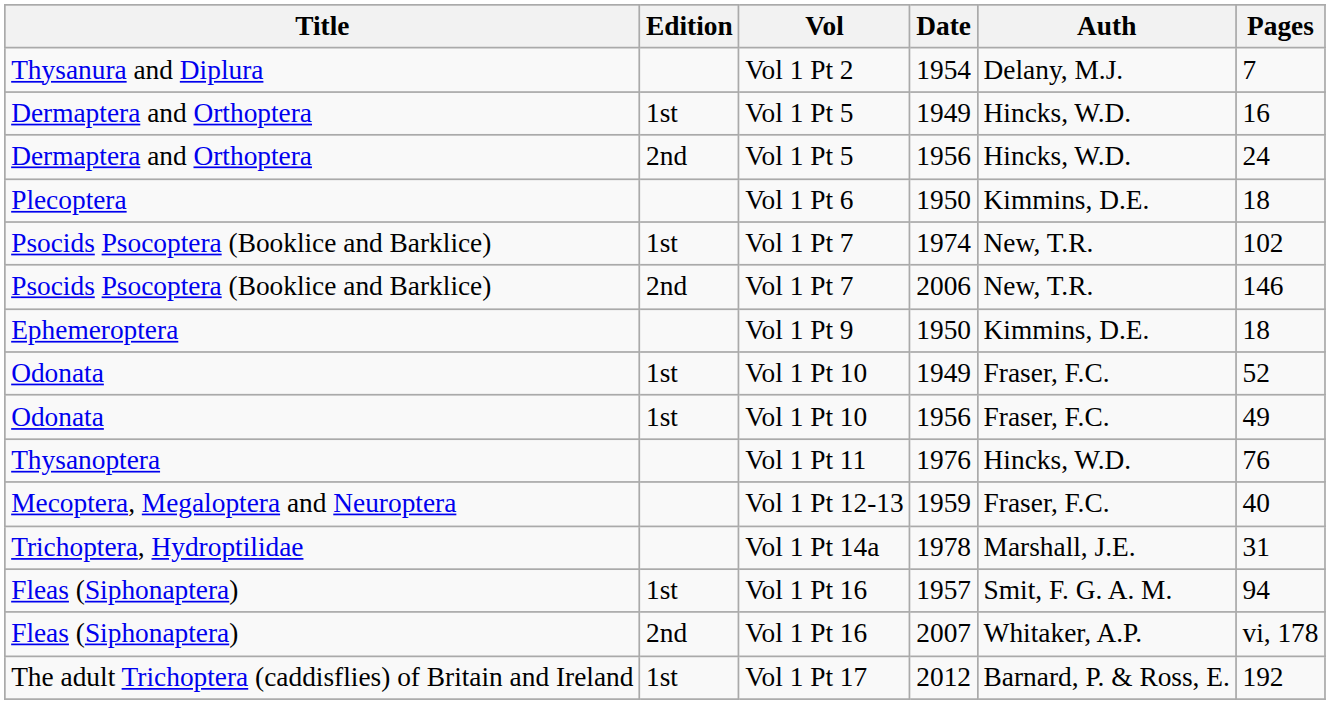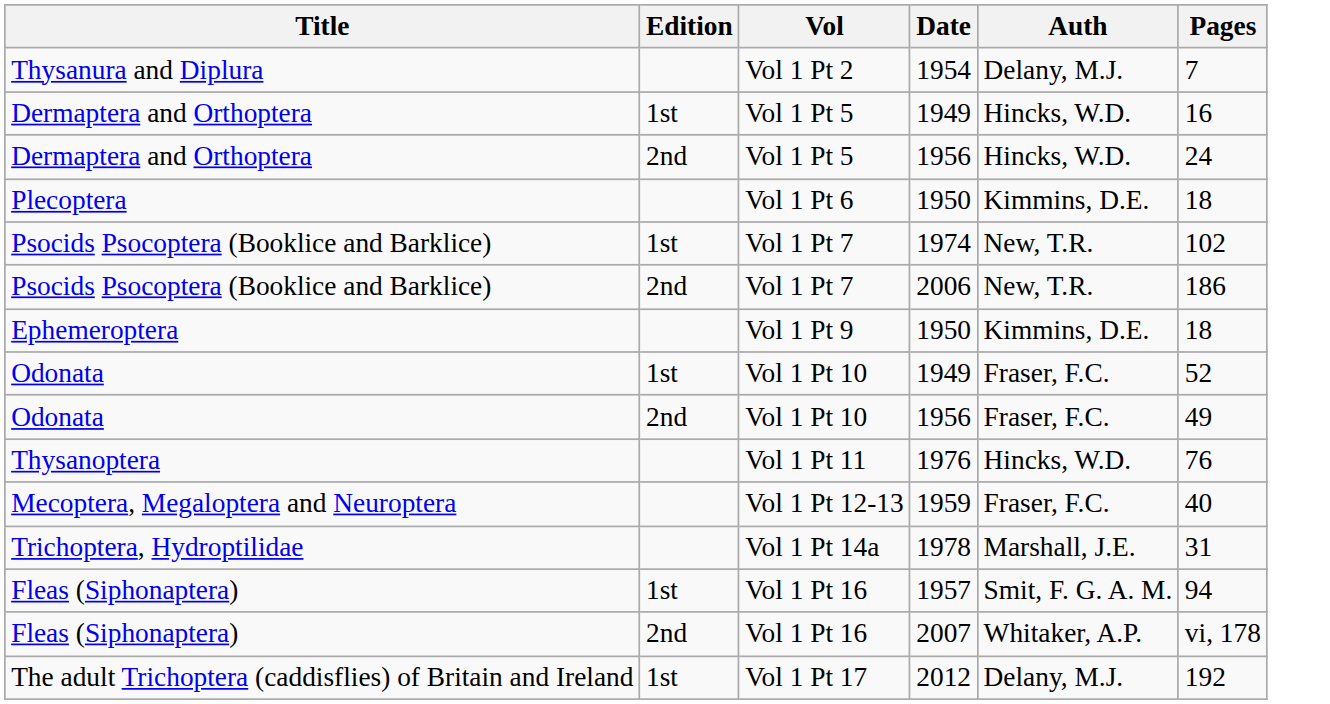(1263, 286) 146 -> (1205, 286) 186
(662, 416) 1st -> (667, 416) 2nd
(1107, 677) Barnard, P. & Ross, E. -> (1053, 677) Delany, M.J.
